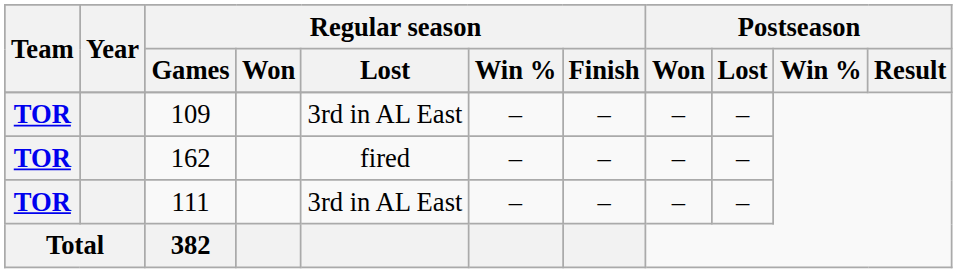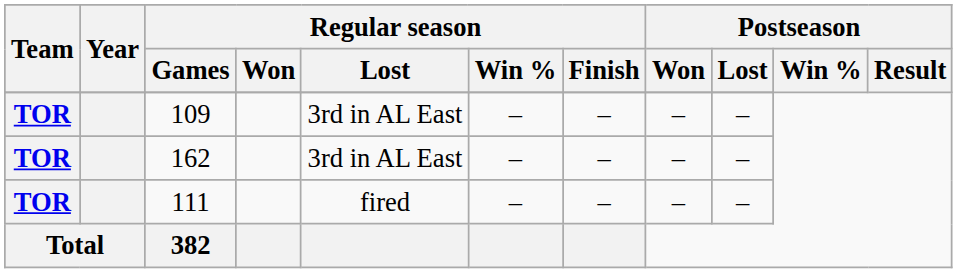(385, 158) fired -> (385, 158) 3rd in AL East
(385, 202) 3rd in AL East -> (385, 202) fired
